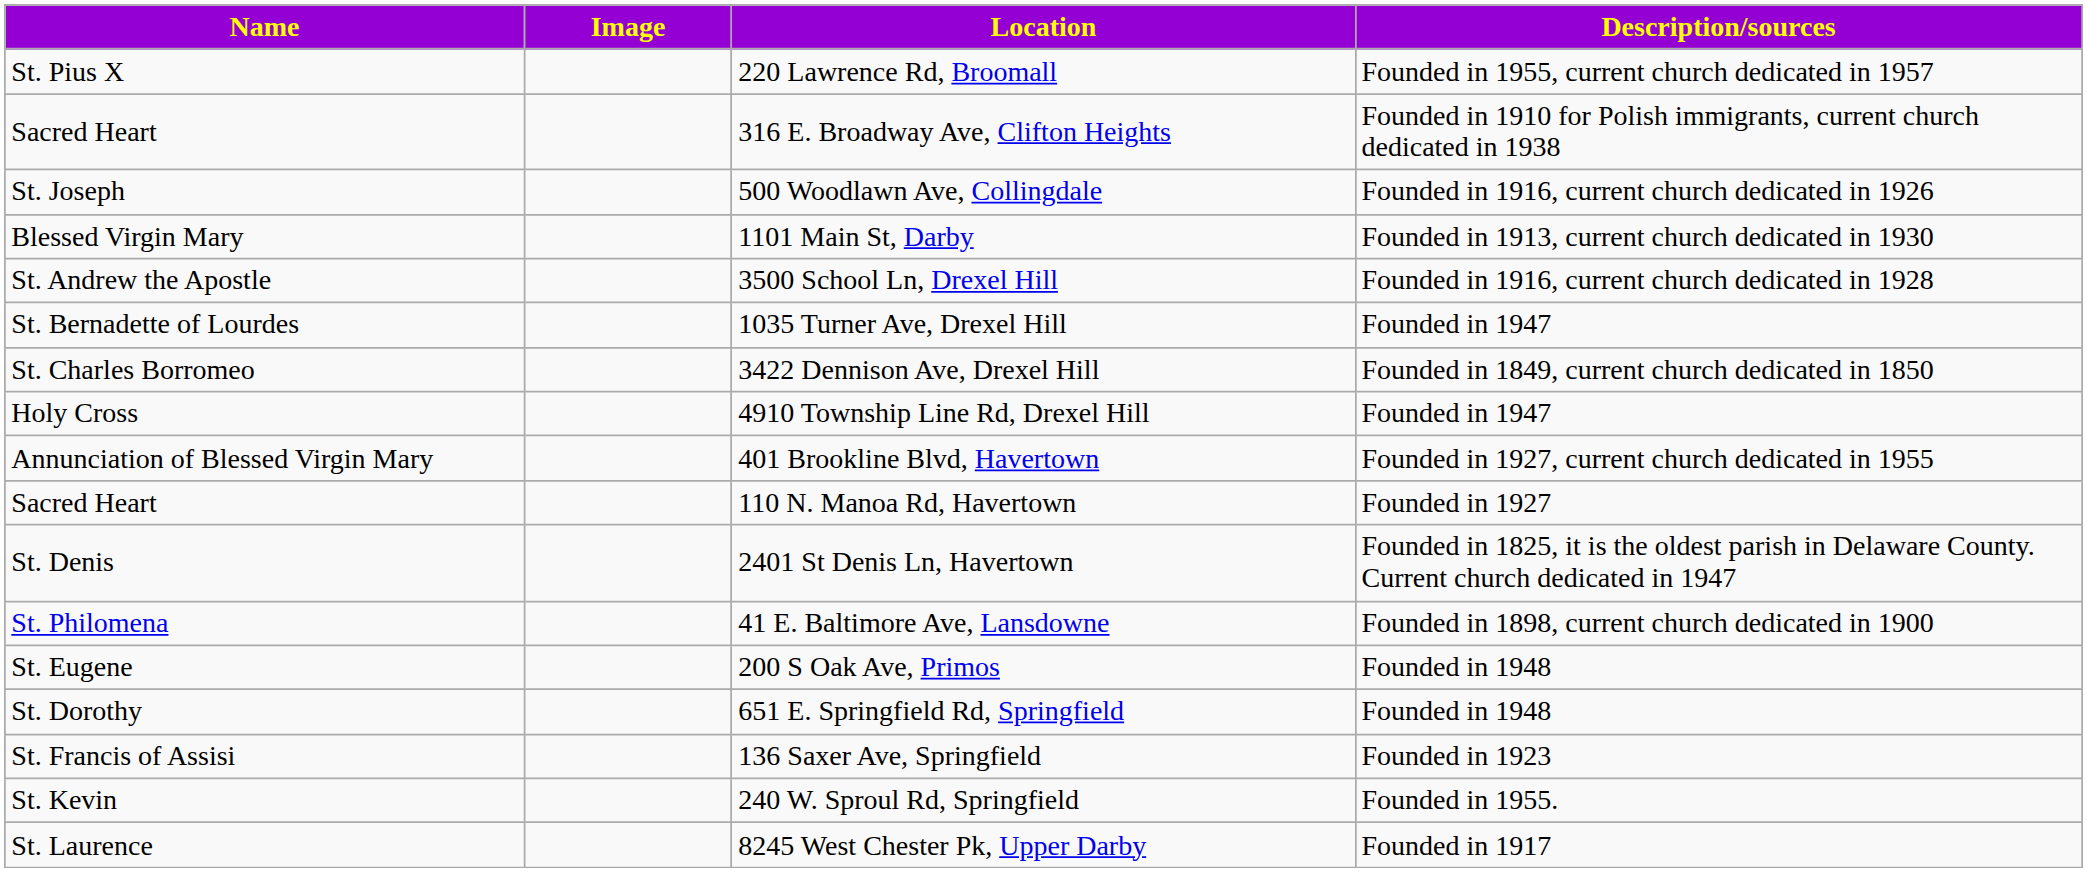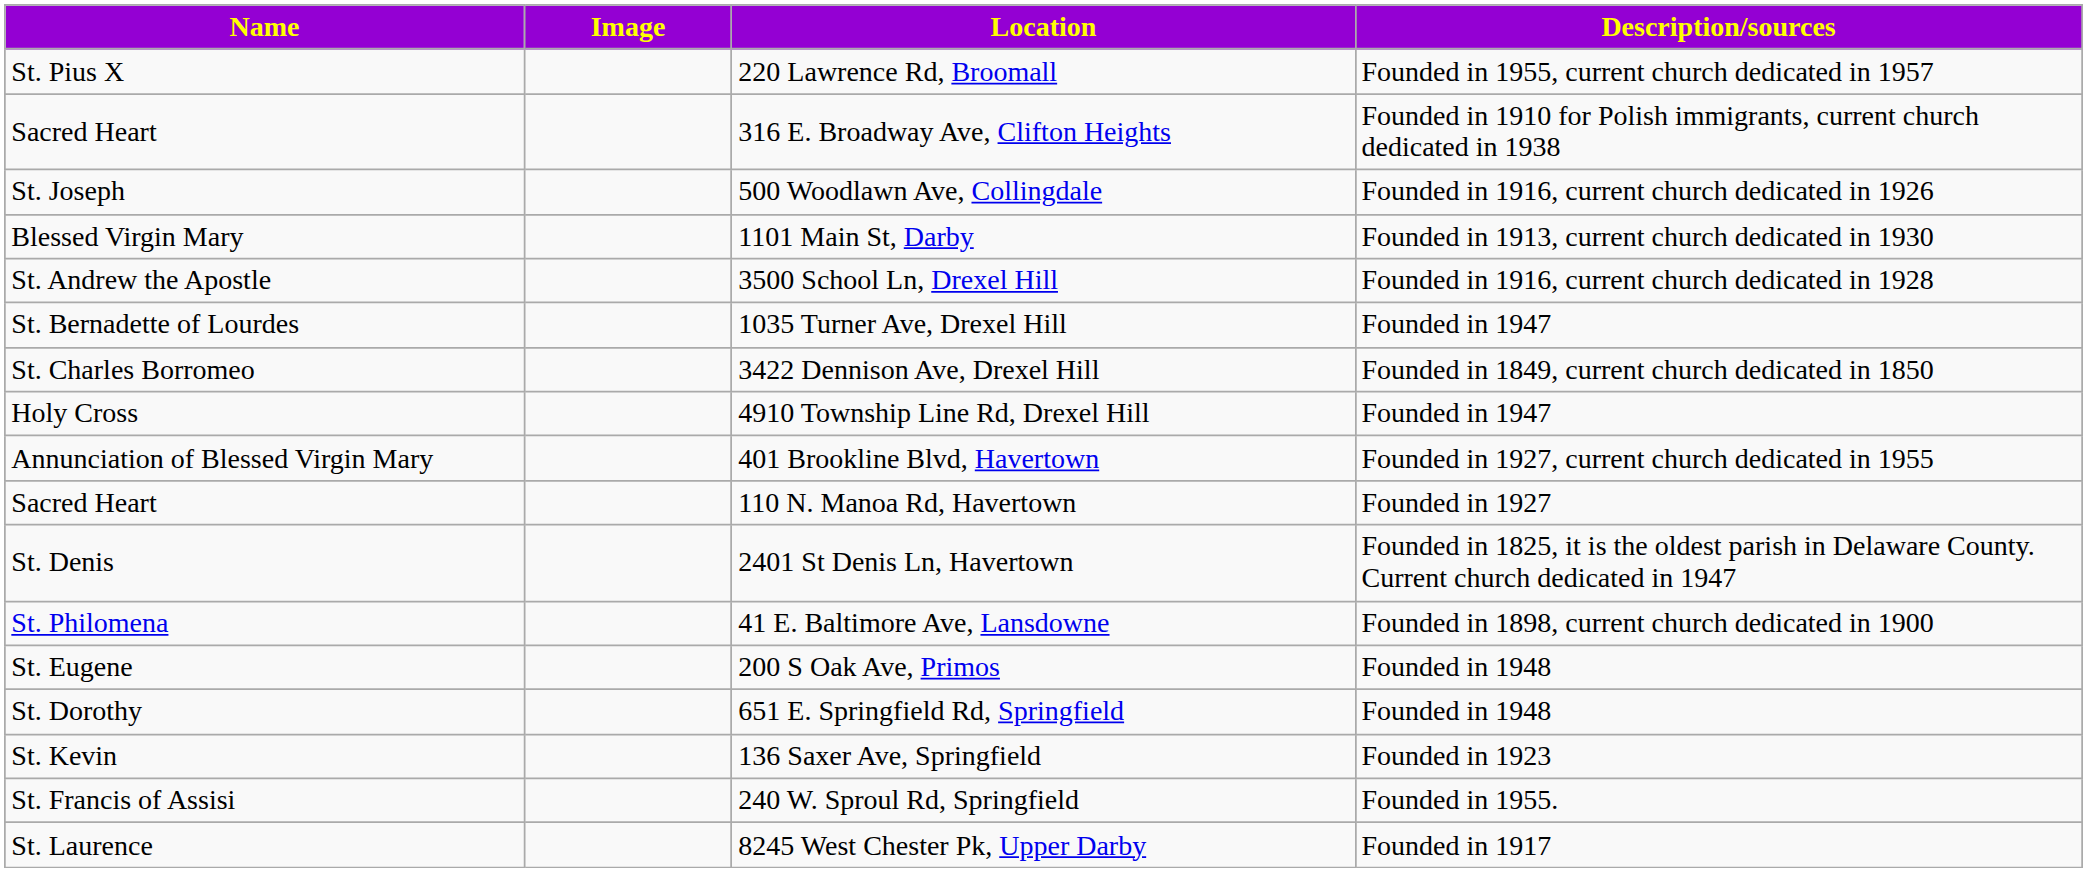(123, 755) St. Francis of Assisi -> (64, 755) St. Kevin
(64, 800) St. Kevin -> (123, 800) St. Francis of Assisi
